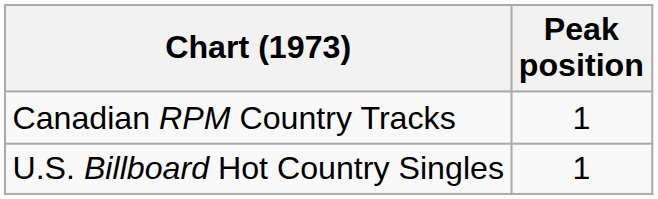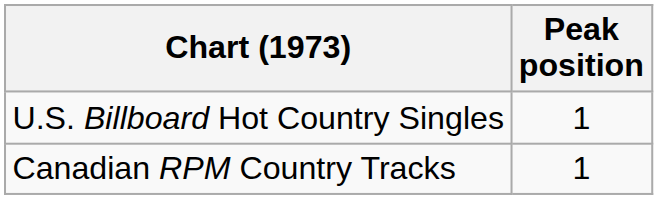rows swapped: (258, 168) <-> (234, 117)
